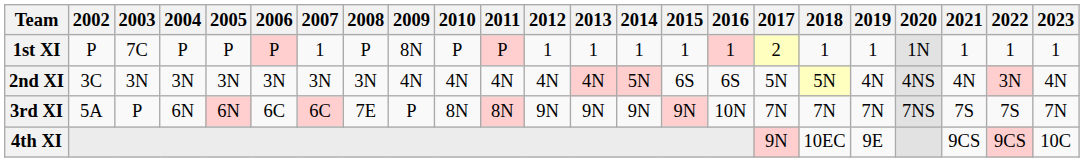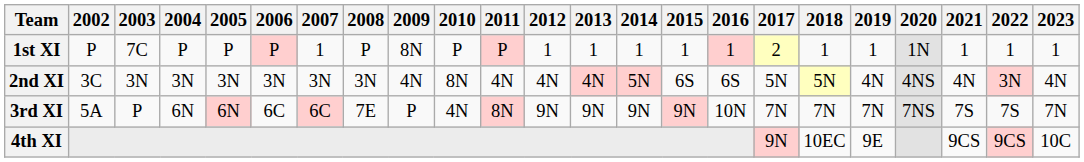(457, 80) 4N -> (457, 80) 8N
(457, 110) 8N -> (457, 110) 4N
